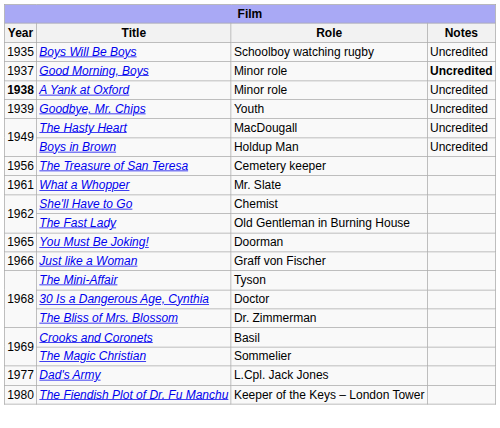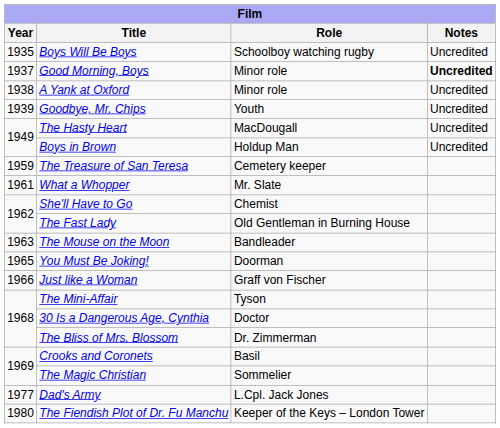(20, 90) bold -> (20, 90) normal
(20, 166) 1956 -> (20, 166) 1959
+ row: (104, 242)
